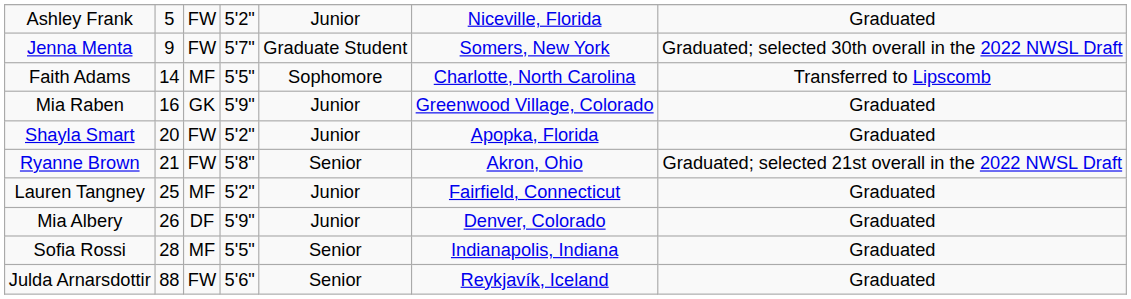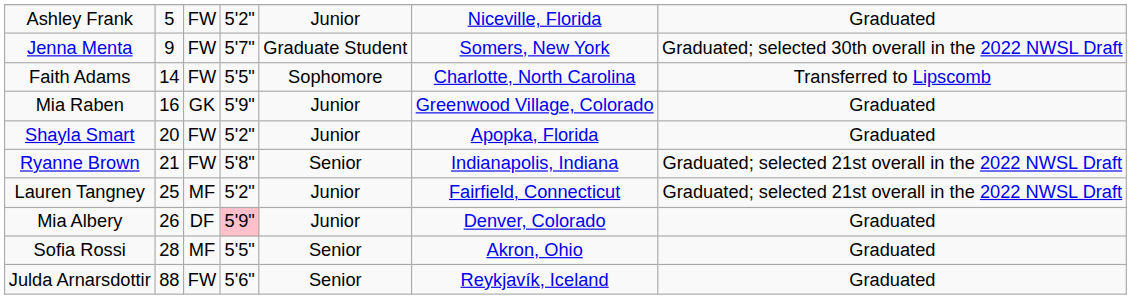(202, 76) MF -> (202, 76) FW
(535, 163) Akron, Ohio -> (535, 163) Indianapolis, Indiana
(892, 192) Graduated -> (892, 192) Graduated; selected 21st overall in the 2022 NWSL Draft
(240, 221) no background -> (240, 221) pink background
(535, 250) Indianapolis, Indiana -> (535, 250) Akron, Ohio
